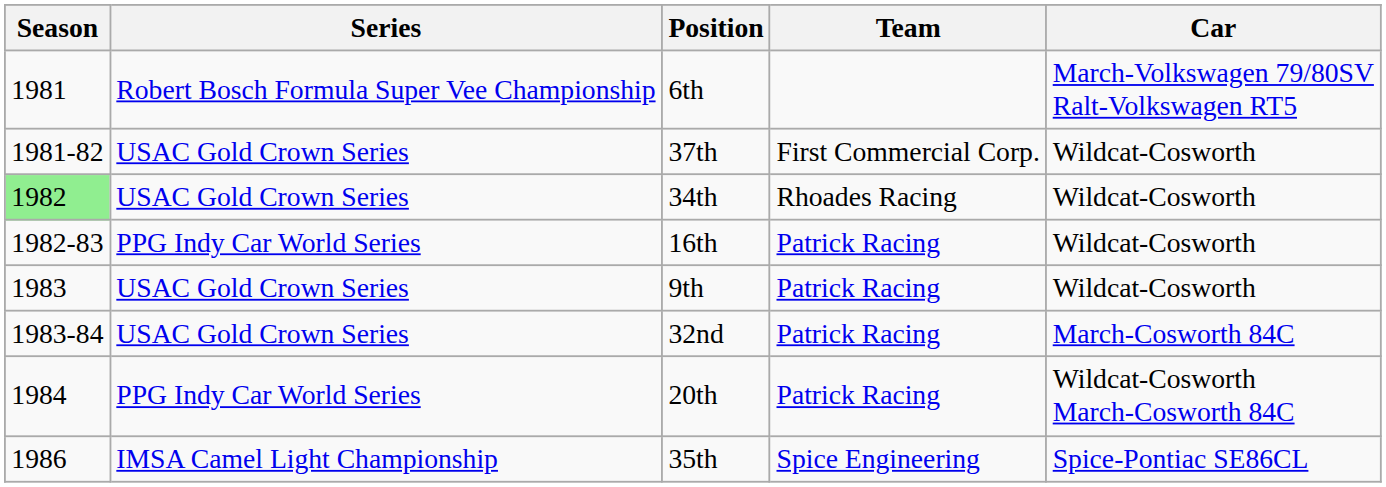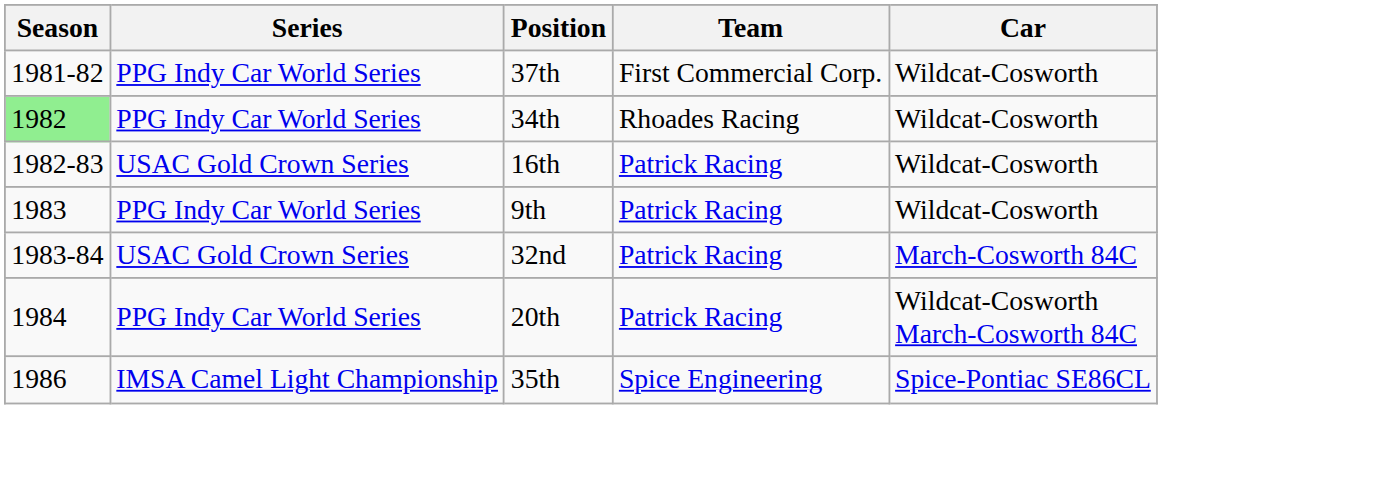- row: (686, 89)
(263, 151) USAC Gold Crown Series -> (269, 73) PPG Indy Car World Series
(263, 197) USAC Gold Crown Series -> (269, 118) PPG Indy Car World Series
(269, 242) PPG Indy Car World Series -> (263, 164) USAC Gold Crown Series
(263, 288) USAC Gold Crown Series -> (269, 209) PPG Indy Car World Series
